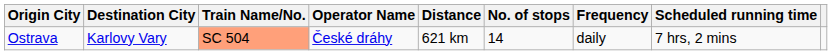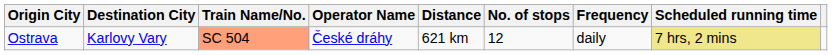(496, 38) 14 -> (496, 38) 12
(696, 38) no background -> (696, 38) khaki background
